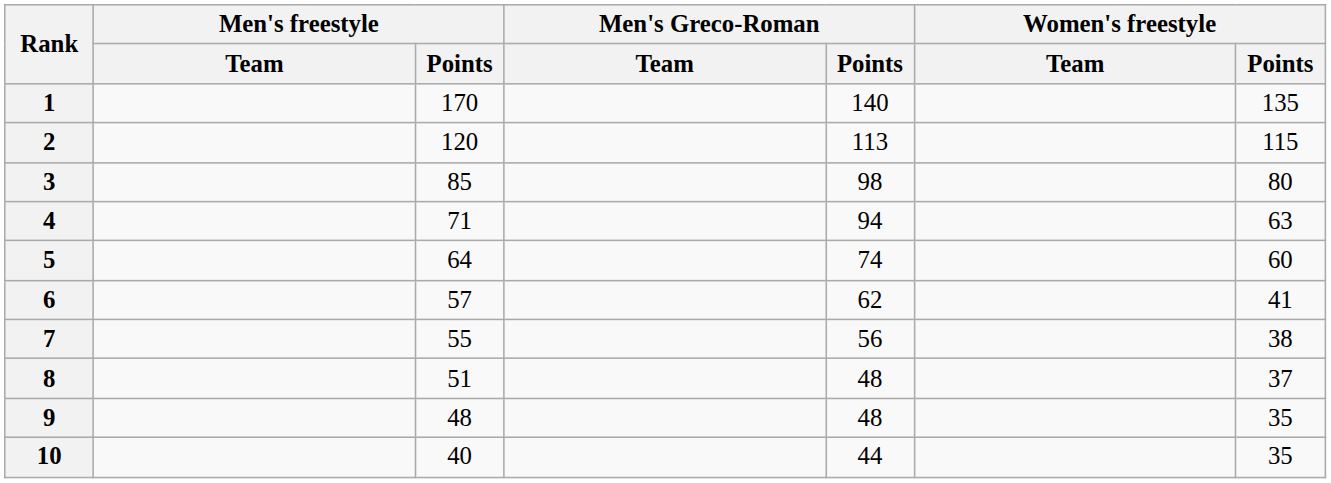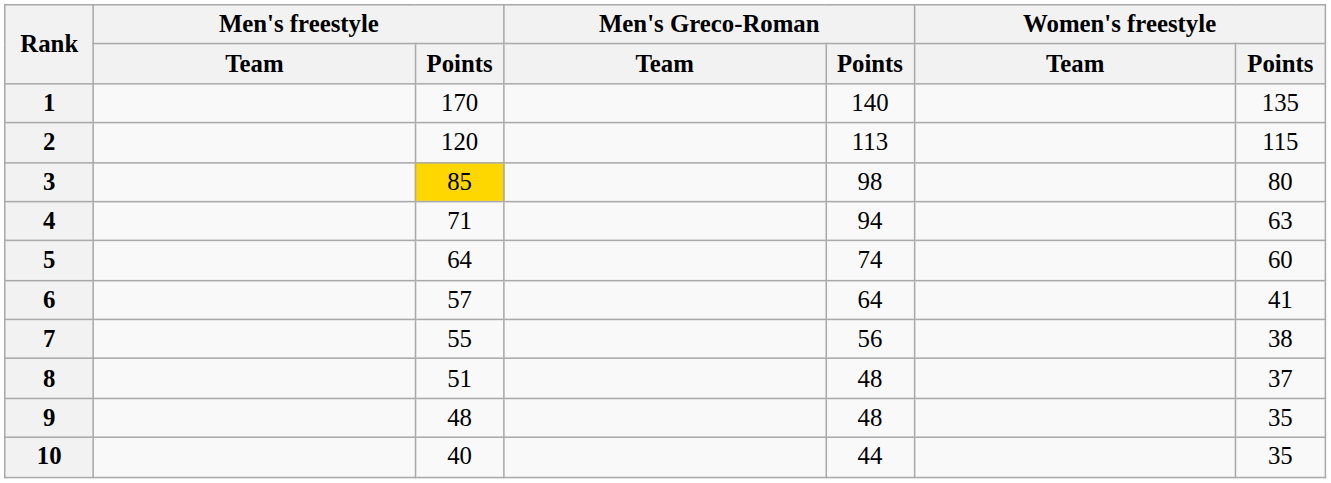(460, 181) no background -> (460, 181) gold background
(870, 299) 62 -> (870, 299) 64
